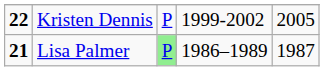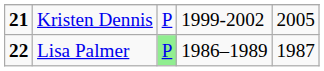(19, 19) 22 -> (19, 19) 21
(19, 50) 21 -> (19, 50) 22
